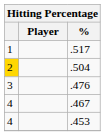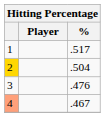(10, 103) no background -> (10, 103) lightsalmon background
- row: (80, 121)
